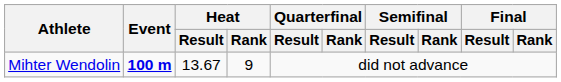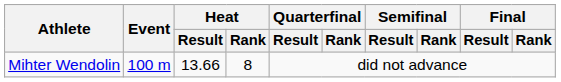(150, 65) bold -> (149, 65) normal
(201, 65) 13.67 -> (200, 65) 13.66
(249, 65) 9 -> (248, 65) 8
